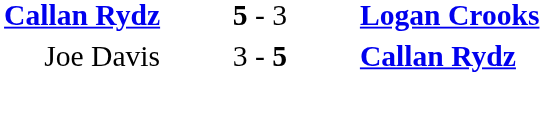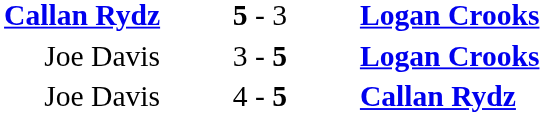(438, 55) Callan Rydz -> (450, 55) Logan Crooks
+ row: (260, 96)
